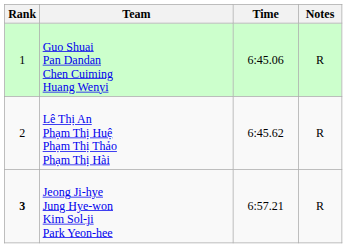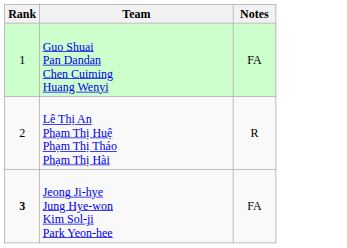- column: (266, 14)
(320, 60) R -> (254, 60) FA
(320, 206) R -> (254, 206) FA
